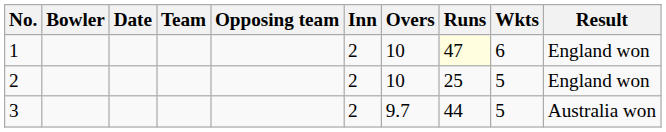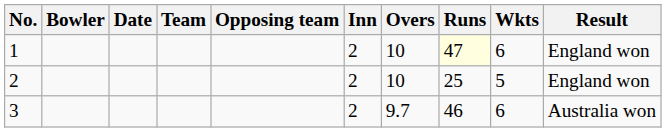(453, 111) 44 -> (453, 111) 46
(500, 111) 5 -> (500, 111) 6
